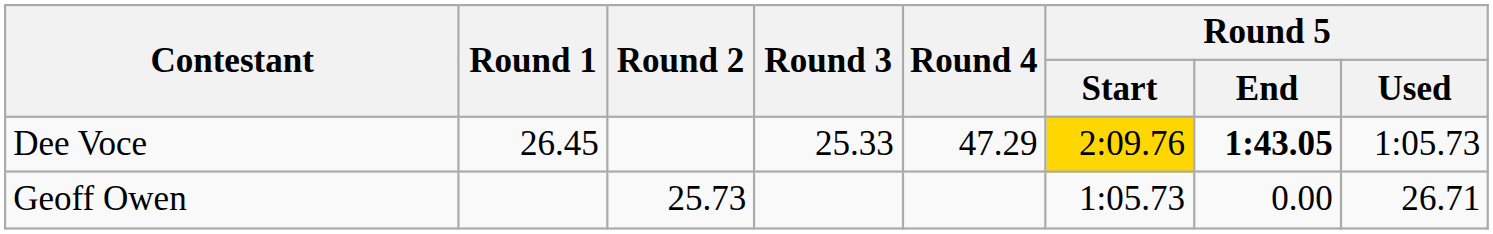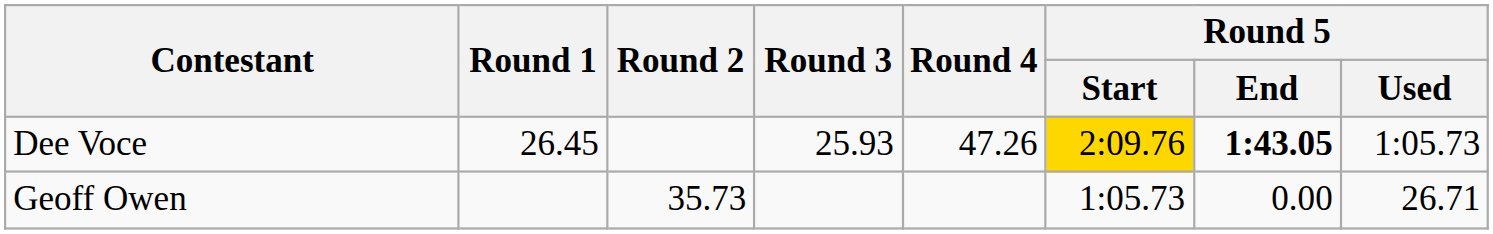(854, 143) 25.33 -> (854, 143) 25.93
(998, 143) 47.29 -> (998, 143) 47.26
(707, 198) 25.73 -> (707, 198) 35.73
